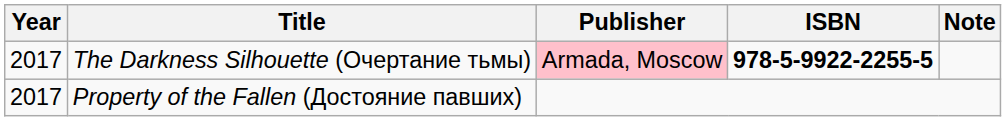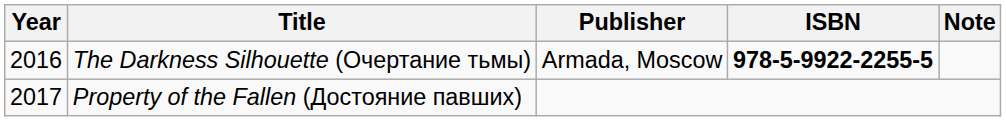(36, 60) 2017 -> (36, 60) 2016
(632, 60) pink background -> (632, 60) no background
